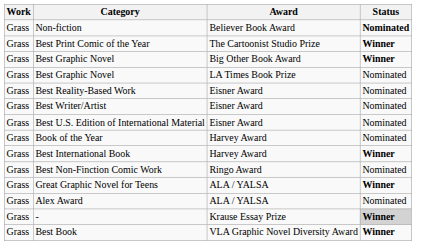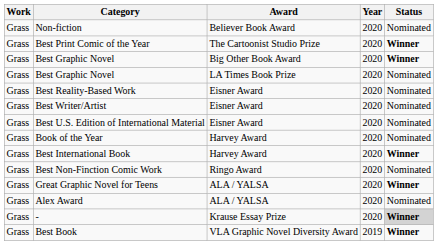+ column: (372, 12)
(386, 28) bold -> (409, 28) normal
